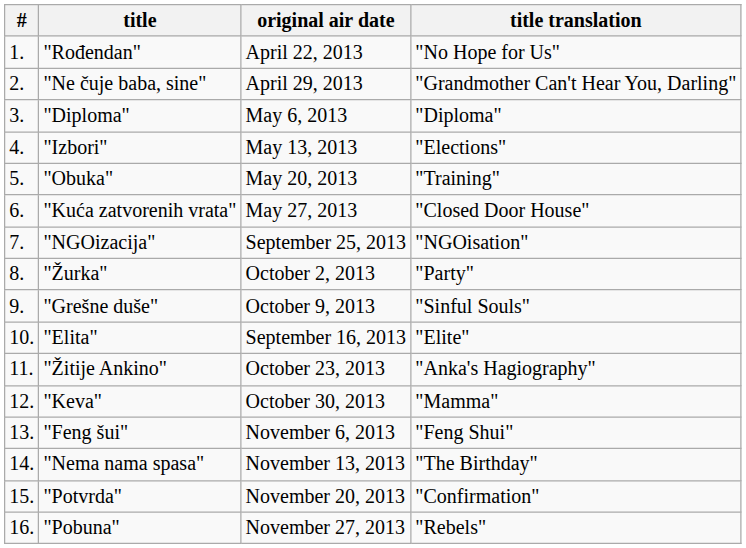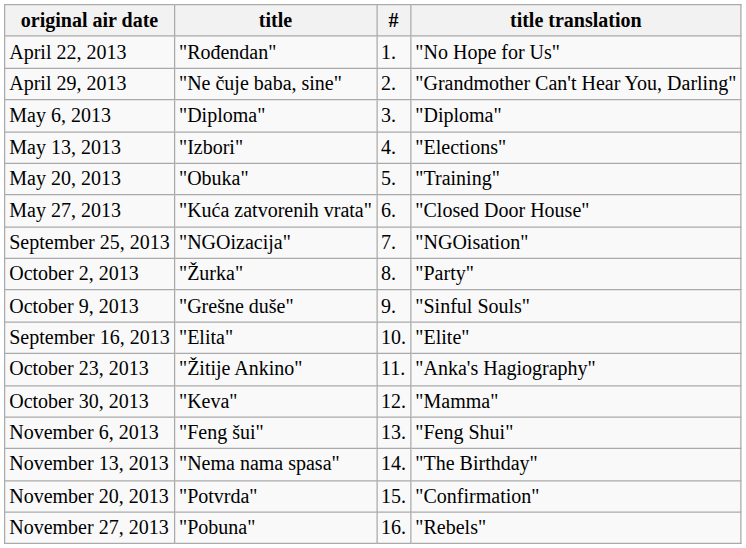columns swapped: (22, 20) <-> (326, 20)
